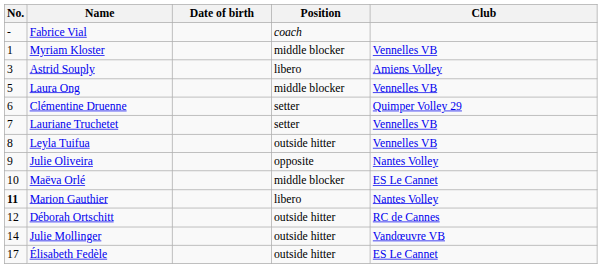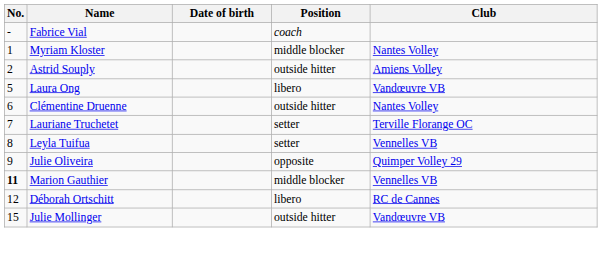(405, 50) Vennelles VB -> (406, 50) Nantes Volley
(10, 69) 3 -> (10, 69) 2
(288, 69) libero -> (305, 69) outside hitter
(309, 87) middle blocker -> (288, 87) libero
(405, 87) Vennelles VB -> (409, 87) Vandœuvre VB
(287, 106) setter -> (305, 106) outside hitter
(417, 106) Quimper Volley 29 -> (406, 106) Nantes Volley
(405, 124) Vennelles VB -> (423, 124) Terville Florange OC
(305, 143) outside hitter -> (287, 143) setter
(406, 161) Nantes Volley -> (417, 161) Quimper Volley 29
- row: (57, 180)
(288, 198) libero -> (309, 180) middle blocker
(406, 198) Nantes Volley -> (405, 180) Vennelles VB
(305, 217) outside hitter -> (288, 198) libero
(13, 236) 14 -> (13, 217) 15
- row: (68, 254)
